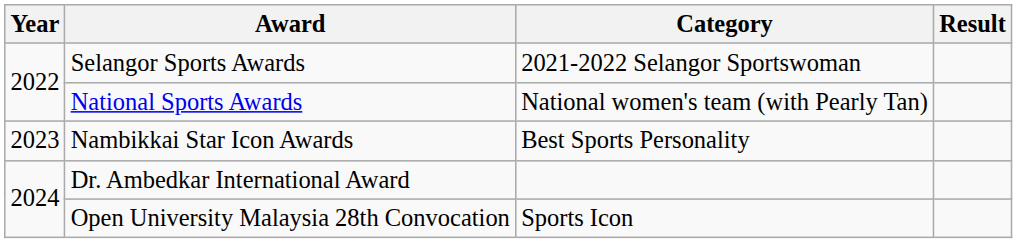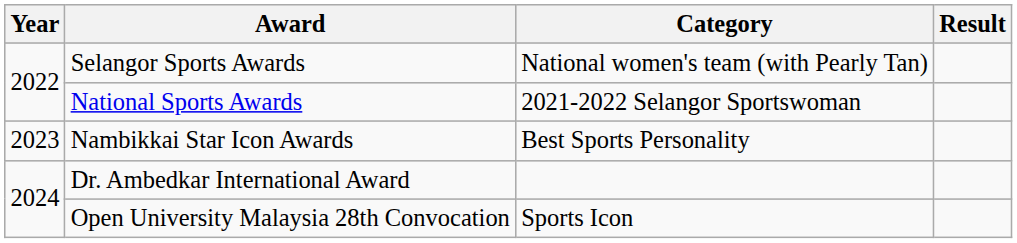(691, 62) 2021-2022 Selangor Sportswoman -> (725, 62) National women's team (with Pearly Tan)
(725, 101) National women's team (with Pearly Tan) -> (691, 101) 2021-2022 Selangor Sportswoman
